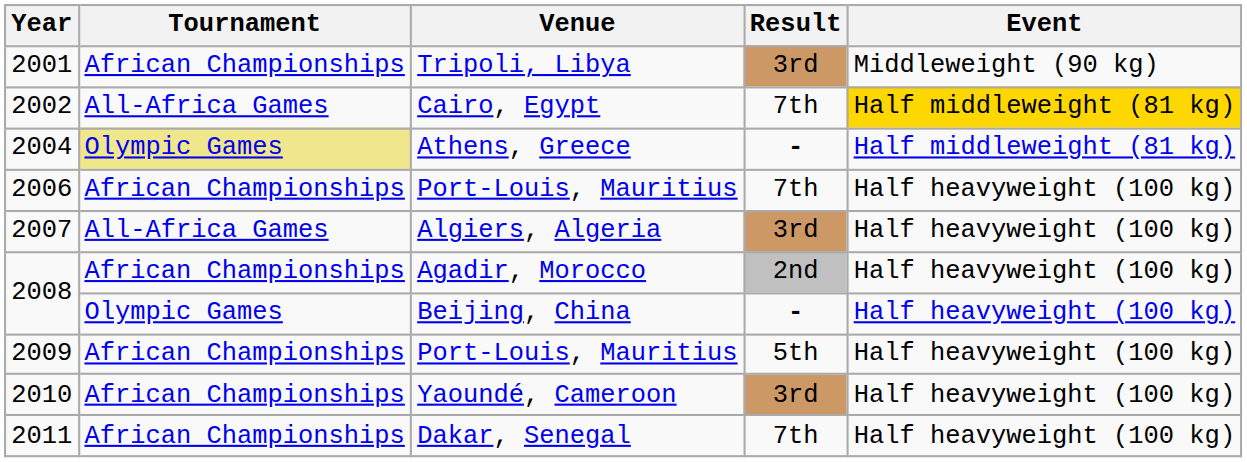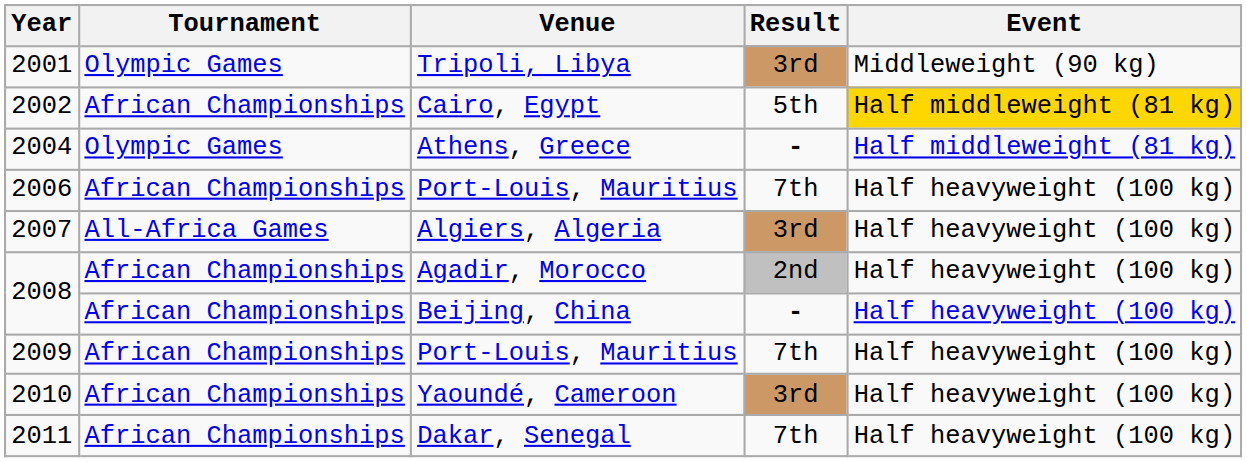(245, 67) African Championships -> (184, 67) Olympic Games
(207, 108) All-Africa Games -> (245, 108) African Championships
(796, 108) 7th -> (796, 108) 5th
(184, 149) khaki background -> (184, 149) no background
(184, 313) Olympic Games -> (245, 313) African Championships
(796, 354) 5th -> (796, 354) 7th
